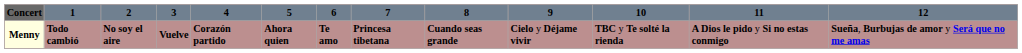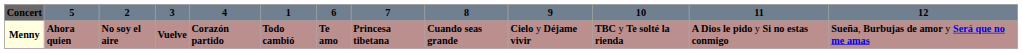columns swapped: (73, 12) <-> (289, 12)
